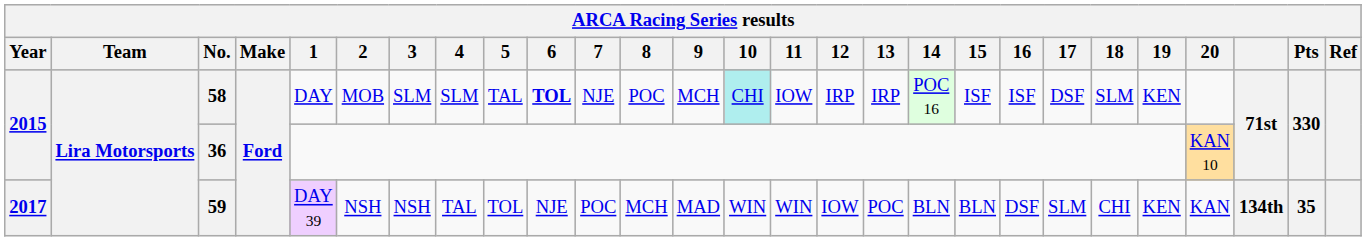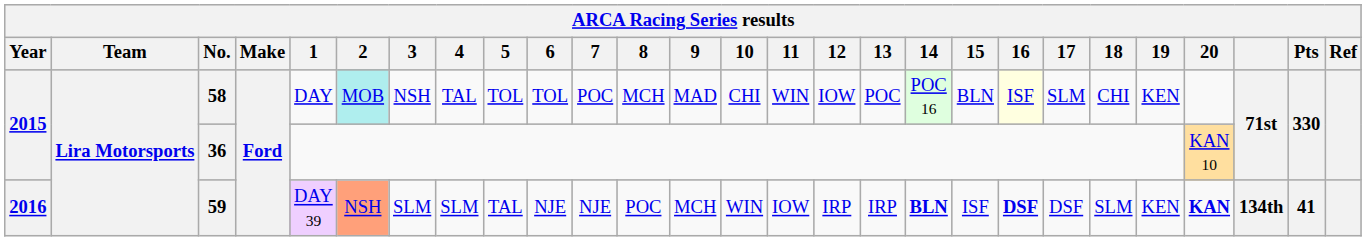(363, 96) no background -> (363, 96) paleturquoise background
(412, 96) SLM -> (412, 96) NSH
(459, 96) SLM -> (459, 96) TAL
(505, 96) TAL -> (505, 96) TOL
(552, 96) bold -> (550, 96) normal
(598, 96) NJE -> (595, 96) POC
(646, 96) POC -> (643, 96) MCH
(698, 96) MCH -> (695, 96) MAD
(748, 96) paleturquoise background -> (745, 96) no background
(794, 96) IOW -> (791, 96) WIN
(840, 96) IRP -> (837, 96) IOW
(886, 96) IRP -> (882, 96) POC
(977, 96) ISF -> (975, 96) BLN
(1022, 96) no background -> (1020, 96) lightyellow background
(1067, 96) DSF -> (1066, 96) SLM
(1114, 96) SLM -> (1113, 96) CHI
(28, 207) 2017 -> (28, 207) 2016
(363, 207) no background -> (363, 207) lightsalmon background
(412, 207) NSH -> (412, 207) SLM
(459, 207) TAL -> (459, 207) SLM
(505, 207) TOL -> (505, 207) TAL
(598, 207) POC -> (595, 207) NJE
(646, 207) MCH -> (643, 207) POC
(698, 207) MAD -> (695, 207) MCH
(794, 207) WIN -> (791, 207) IOW
(840, 207) IOW -> (837, 207) IRP
(886, 207) POC -> (882, 207) IRP
(931, 207) normal -> (929, 207) bold
(977, 207) BLN -> (975, 207) ISF
(1022, 207) normal -> (1020, 207) bold
(1067, 207) SLM -> (1066, 207) DSF
(1114, 207) CHI -> (1113, 207) SLM
(1210, 207) normal -> (1209, 207) bold
(1306, 207) 35 -> (1306, 207) 41
